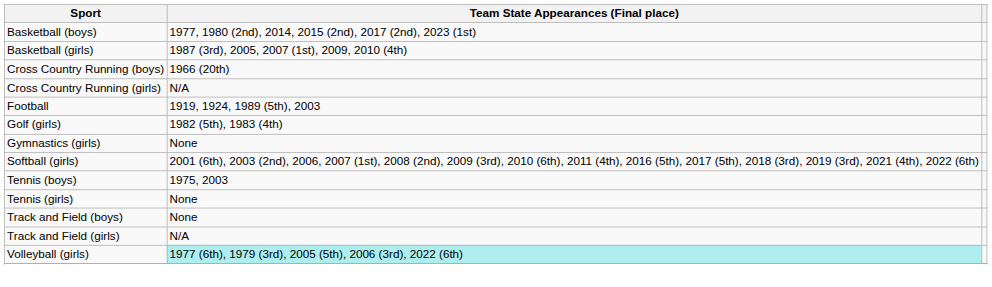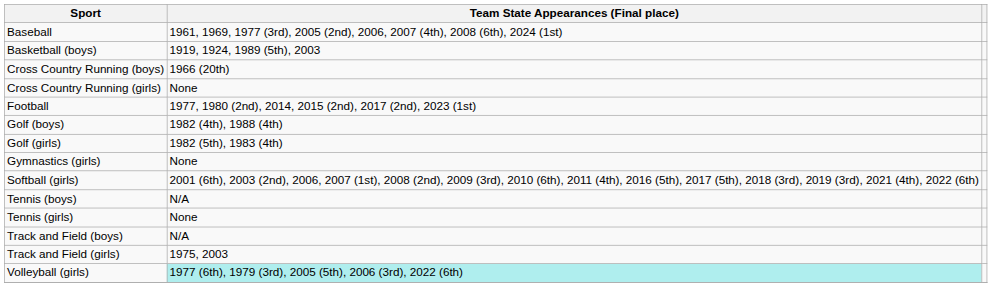+ row: (29, 32)
(323, 32) 1977, 1980 (2nd), 2014, 2015 (2nd), 2017 (2nd), 2023 (1st) -> (245, 50) 1919, 1924, 1989 (5th), 2003
- row: (50, 50)
(179, 87) N/A -> (184, 87) None
(245, 106) 1919, 1924, 1989 (5th), 2003 -> (323, 106) 1977, 1980 (2nd), 2014, 2015 (2nd), 2017 (2nd), 2023 (1st)
+ row: (36, 124)
(199, 180) 1975, 2003 -> (179, 198) N/A
(184, 217) None -> (179, 236) N/A
(179, 236) N/A -> (199, 254) 1975, 2003
